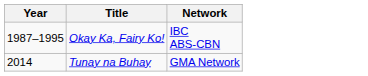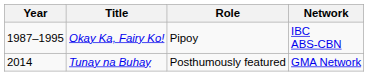+ column: (228, 13)
